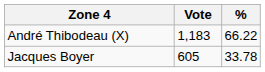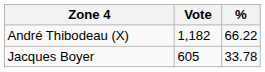(194, 35) 1,183 -> (194, 35) 1,182
